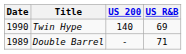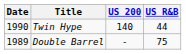(162, 27) 69 -> (162, 27) 44
(162, 41) 71 -> (162, 41) 75
